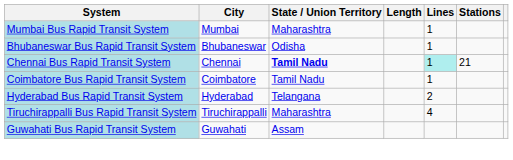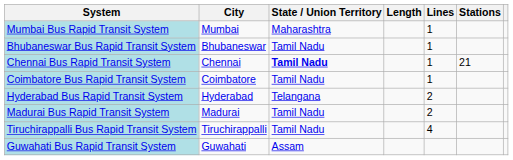(288, 46) Odisha -> (298, 46) Tamil Nadu
(430, 63) paleturquoise background -> (430, 63) no background
+ row: (88, 113)
(301, 113) Maharashtra -> (298, 130) Tamil Nadu
